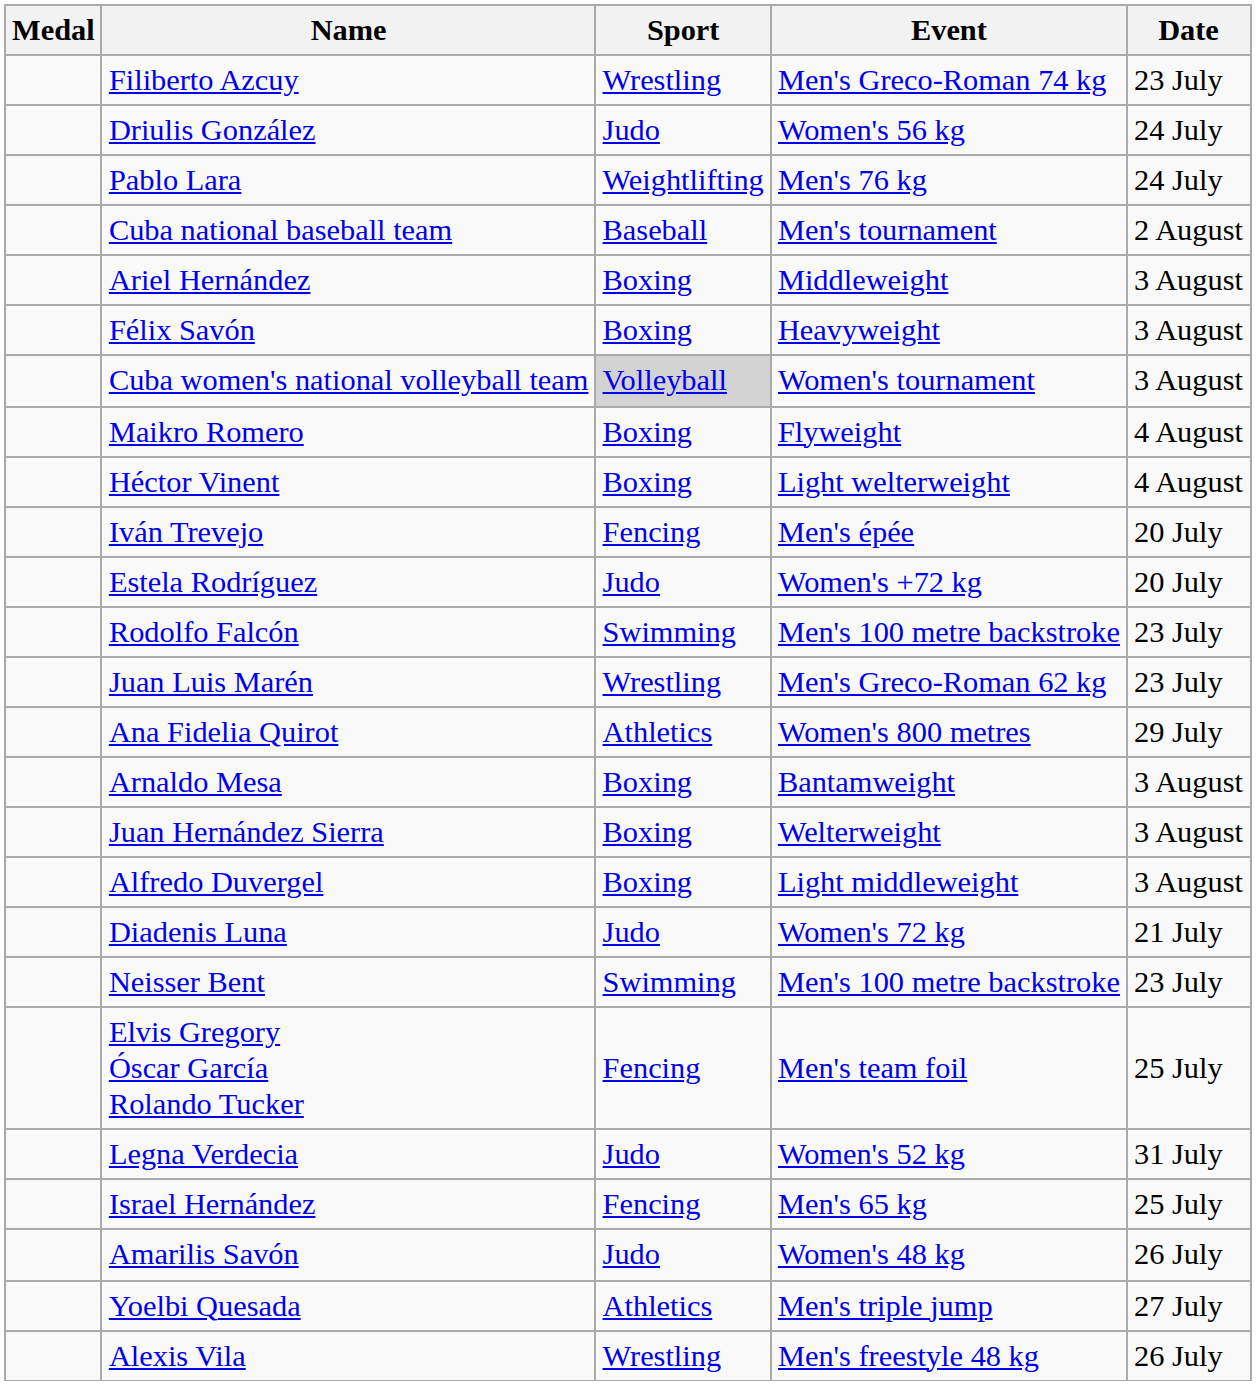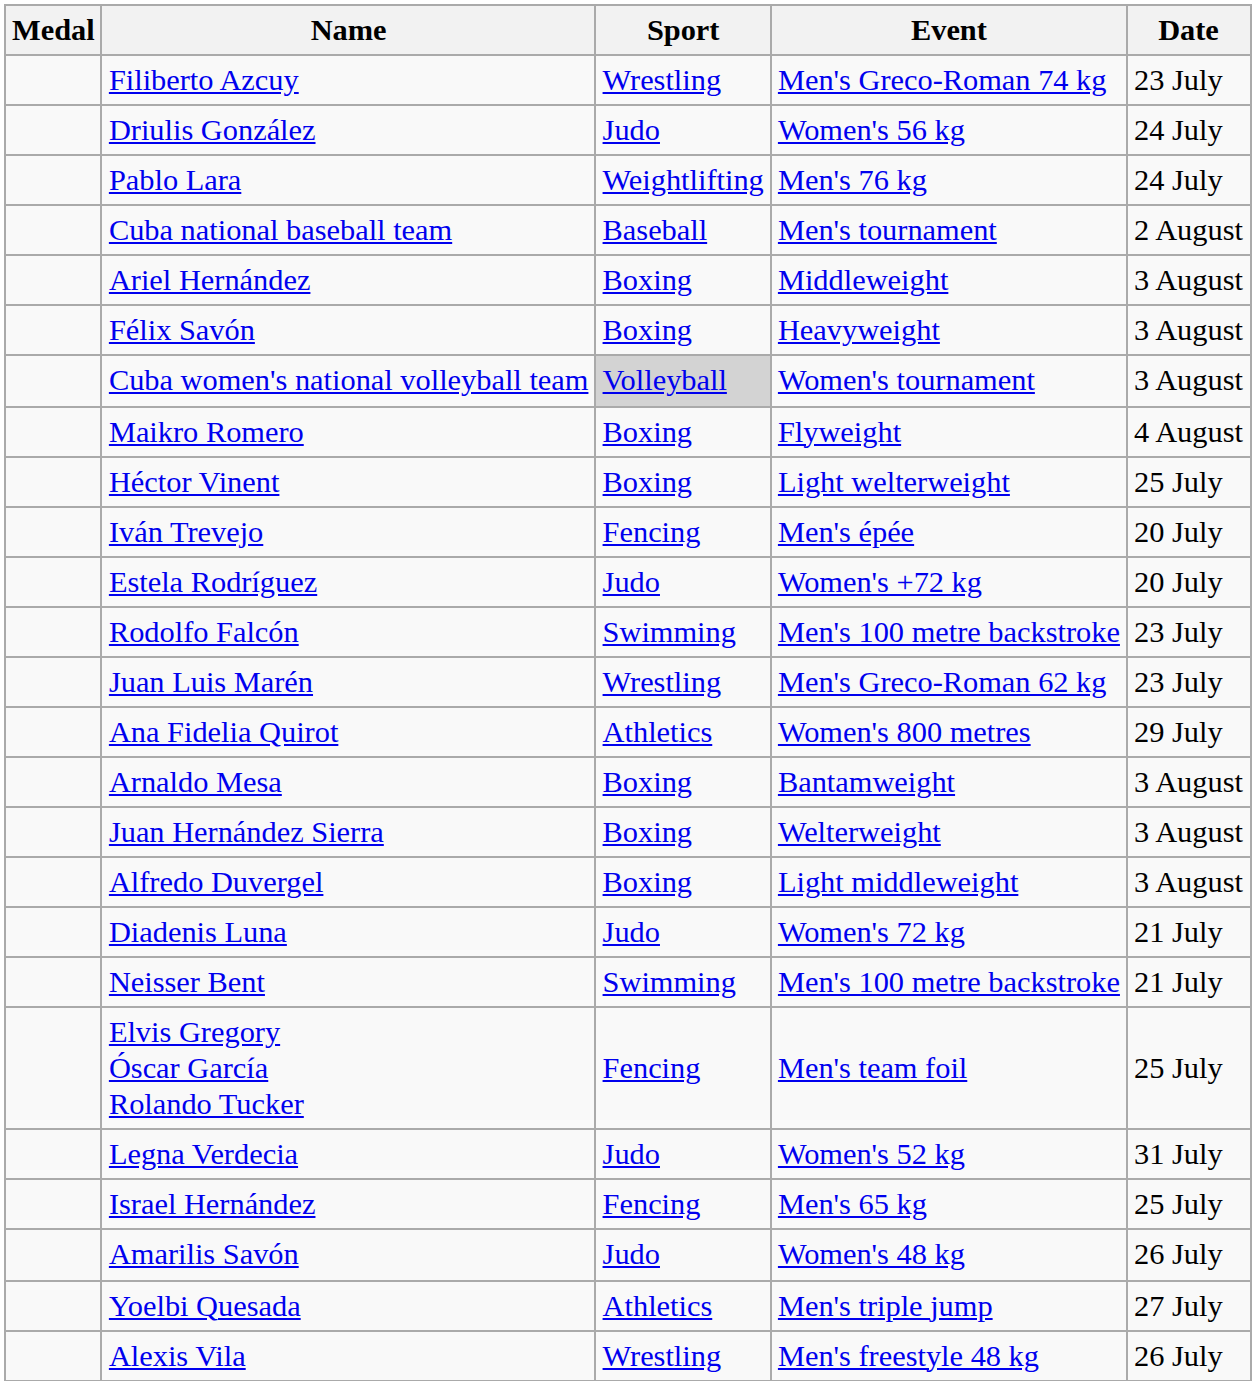(1188, 480) 4 August -> (1178, 480) 25 July
(1178, 982) 23 July -> (1178, 982) 21 July
